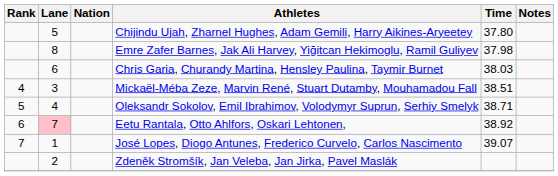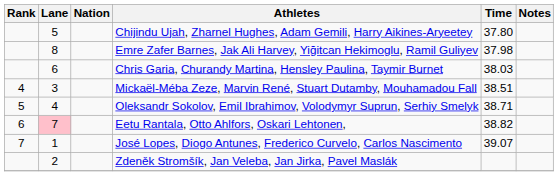(498, 124) 38.92 -> (498, 124) 38.82
